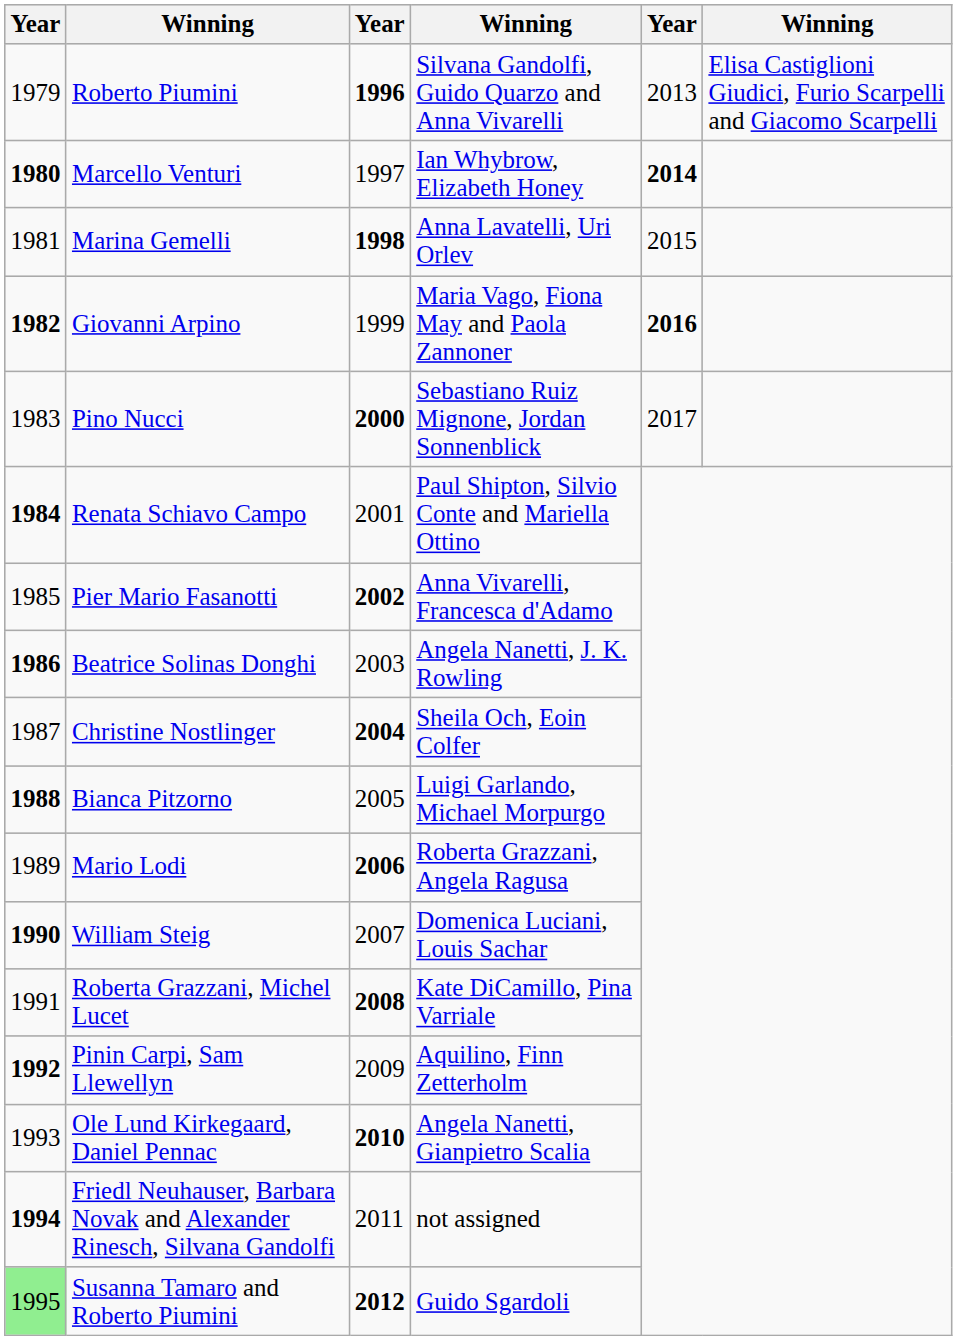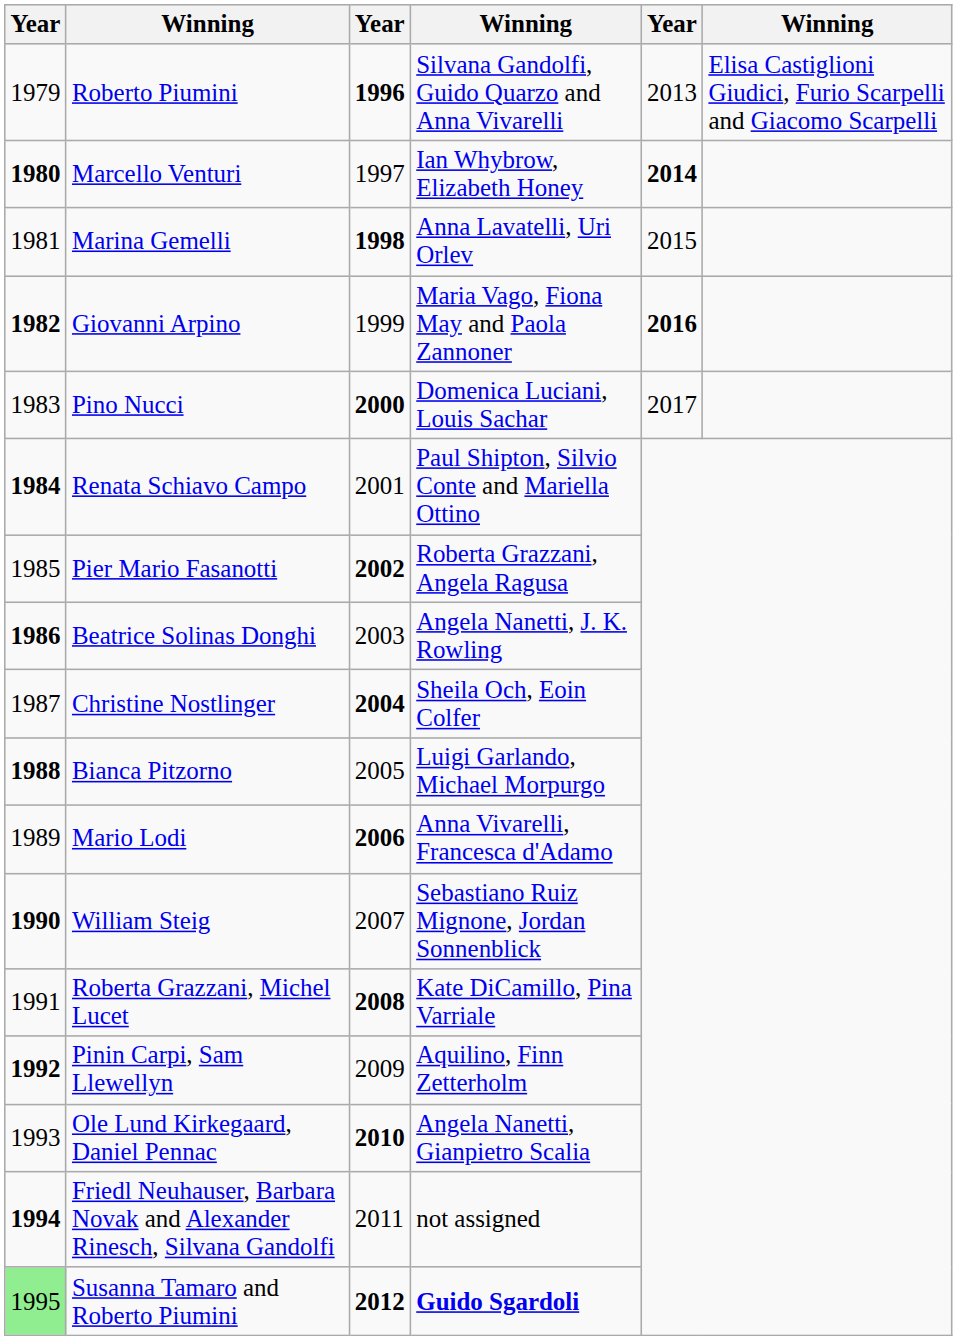(501, 418) Sebastiano Ruiz Mignone, Jordan Sonnenblick -> (512, 404) Domenica Luciani, Louis Sachar
(514, 596) Anna Vivarelli, Francesca d'Adamo -> (507, 568) Roberta Grazzani, Angela Ragusa
(507, 866) Roberta Grazzani, Angela Ragusa -> (514, 838) Anna Vivarelli, Francesca d'Adamo
(512, 934) Domenica Luciani, Louis Sachar -> (501, 920) Sebastiano Ruiz Mignone, Jordan Sonnenblick
(493, 1300) normal -> (498, 1300) bold
